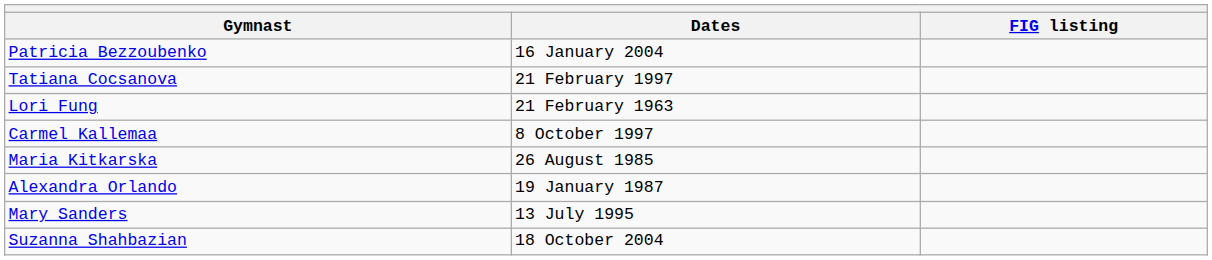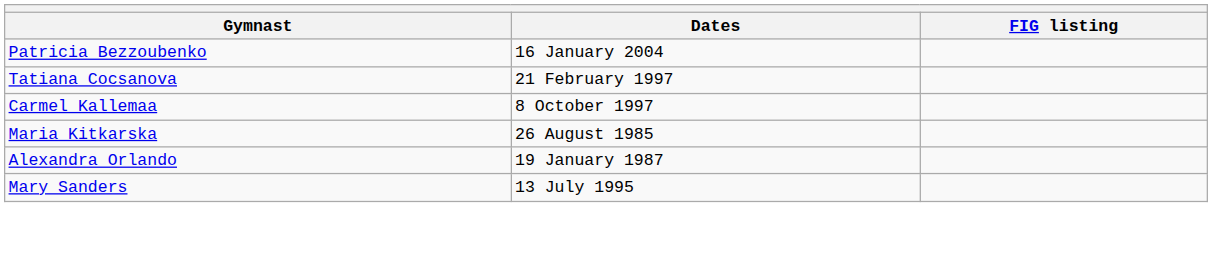- row: (53, 107)
- row: (98, 241)
